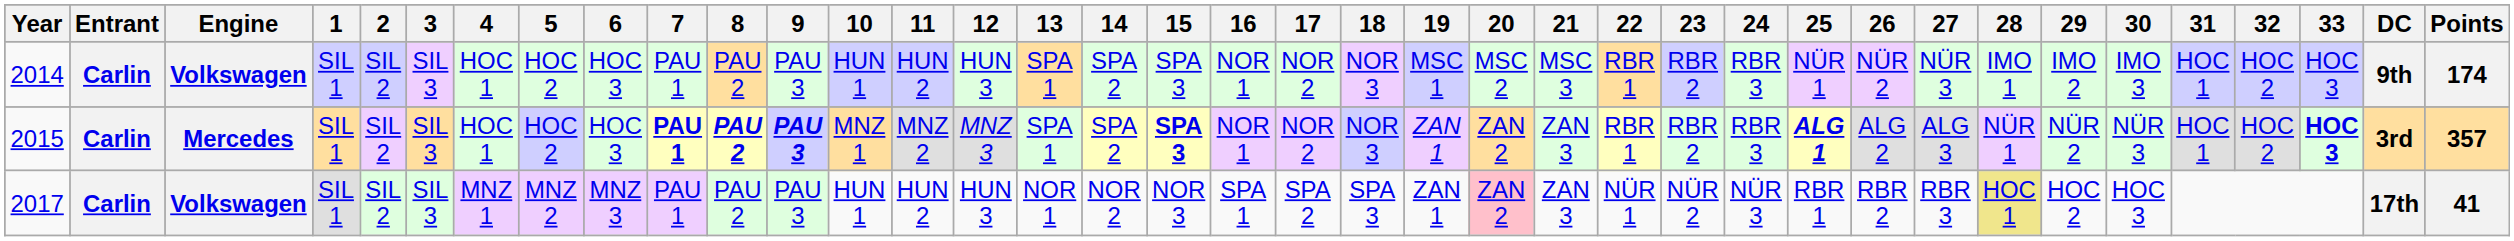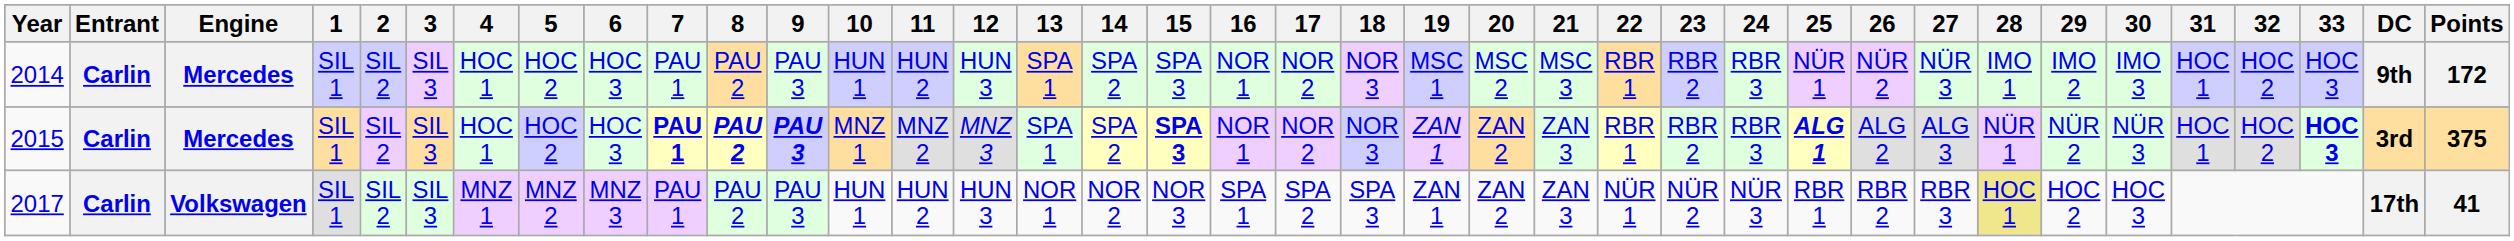(238, 74) Volkswagen -> (238, 74) Mercedes
(2467, 74) 174 -> (2467, 74) 172
(2467, 138) 357 -> (2467, 138) 375
(1501, 203) pink background -> (1501, 203) no background
